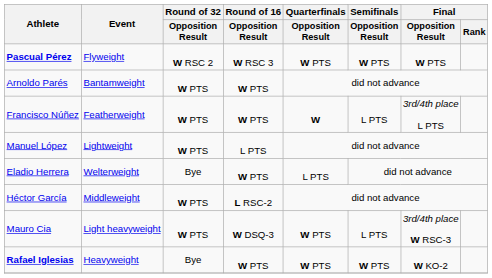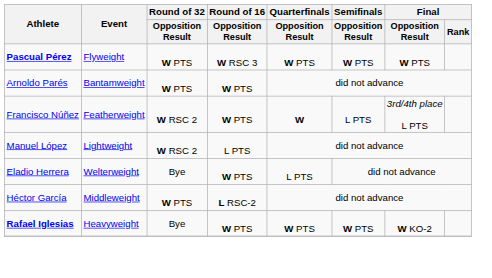(193, 63) W RSC 2 -> (177, 63) W PTS
(193, 120) W PTS -> (177, 120) W RSC 2
(193, 151) W PTS -> (177, 151) W RSC 2
- row: (29, 229)
